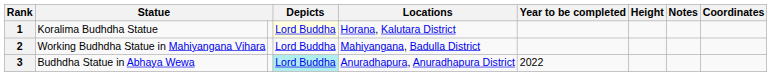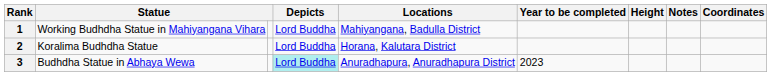(98, 29) Koralima Budhdha Statue -> (151, 29) Working Budhdha Statue in Mahiyangana Vihara
(305, 29) lightyellow background -> (305, 29) no background
(398, 29) Horana, Kalutara District -> (410, 29) Mahiyangana, Badulla District
(151, 46) Working Budhdha Statue in Mahiyangana Vihara -> (98, 46) Koralima Budhdha Statue
(410, 46) Mahiyangana, Badulla District -> (398, 46) Horana, Kalutara District
(532, 63) 2022 -> (532, 63) 2023
